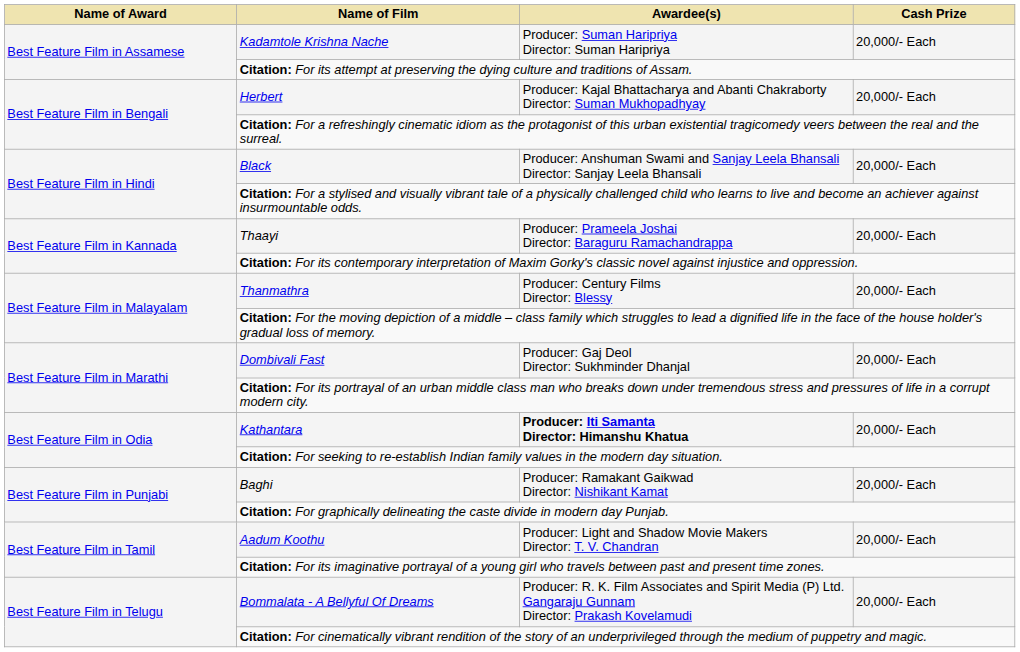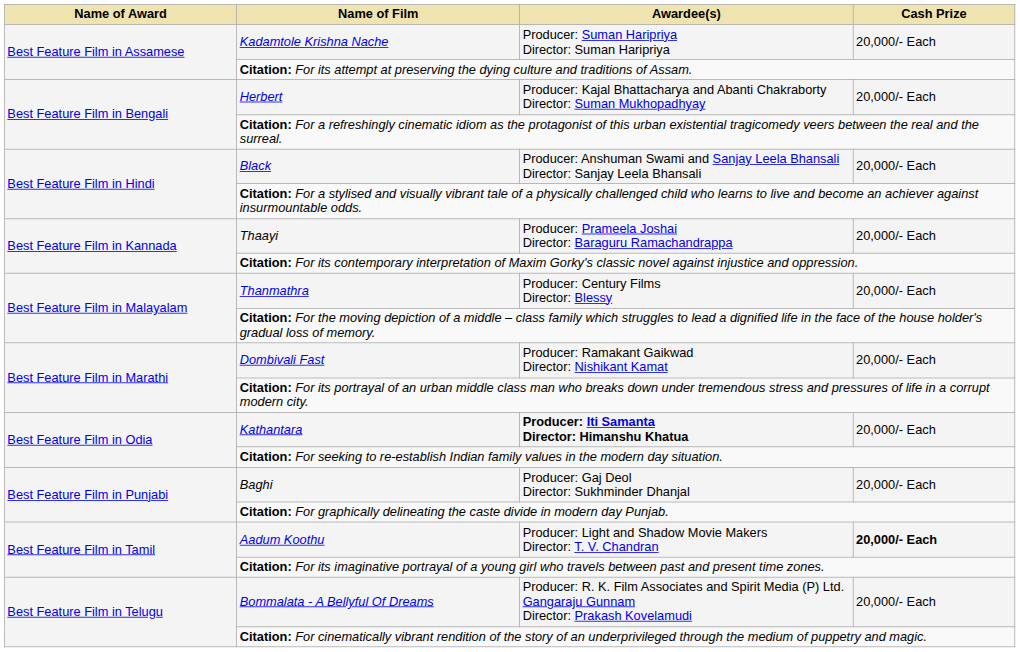(606, 360) Producer: Gaj Deol Director: Sukhminder Dhanjal -> (608, 360) Producer: Ramakant Gaikwad Director: Nishikant Kamat
(608, 484) Producer: Ramakant Gaikwad Director: Nishikant Kamat -> (606, 484) Producer: Gaj Deol Director: Sukhminder Dhanjal
(896, 539) normal -> (897, 539) bold
